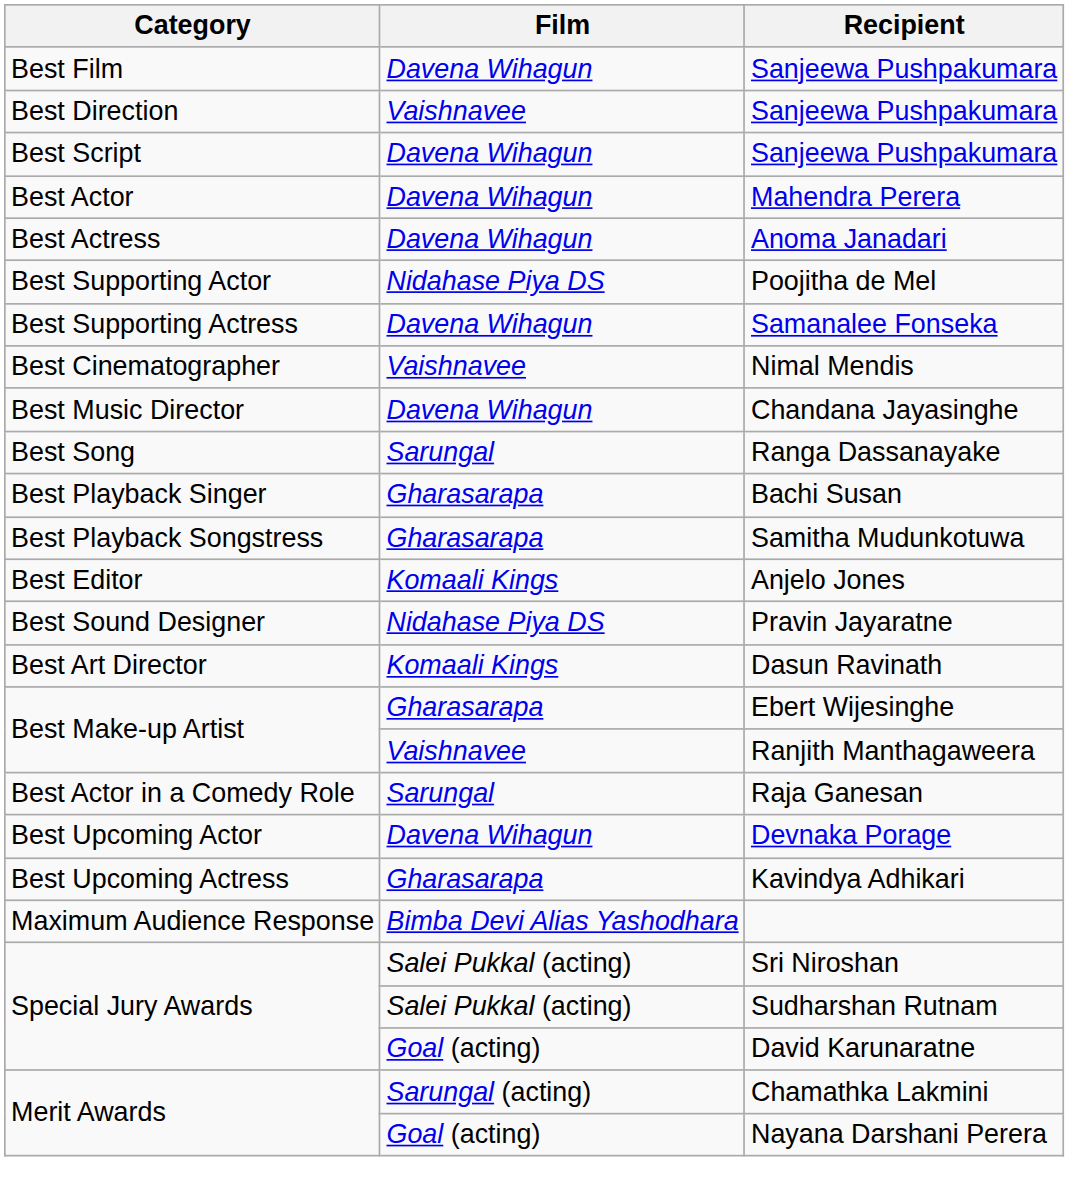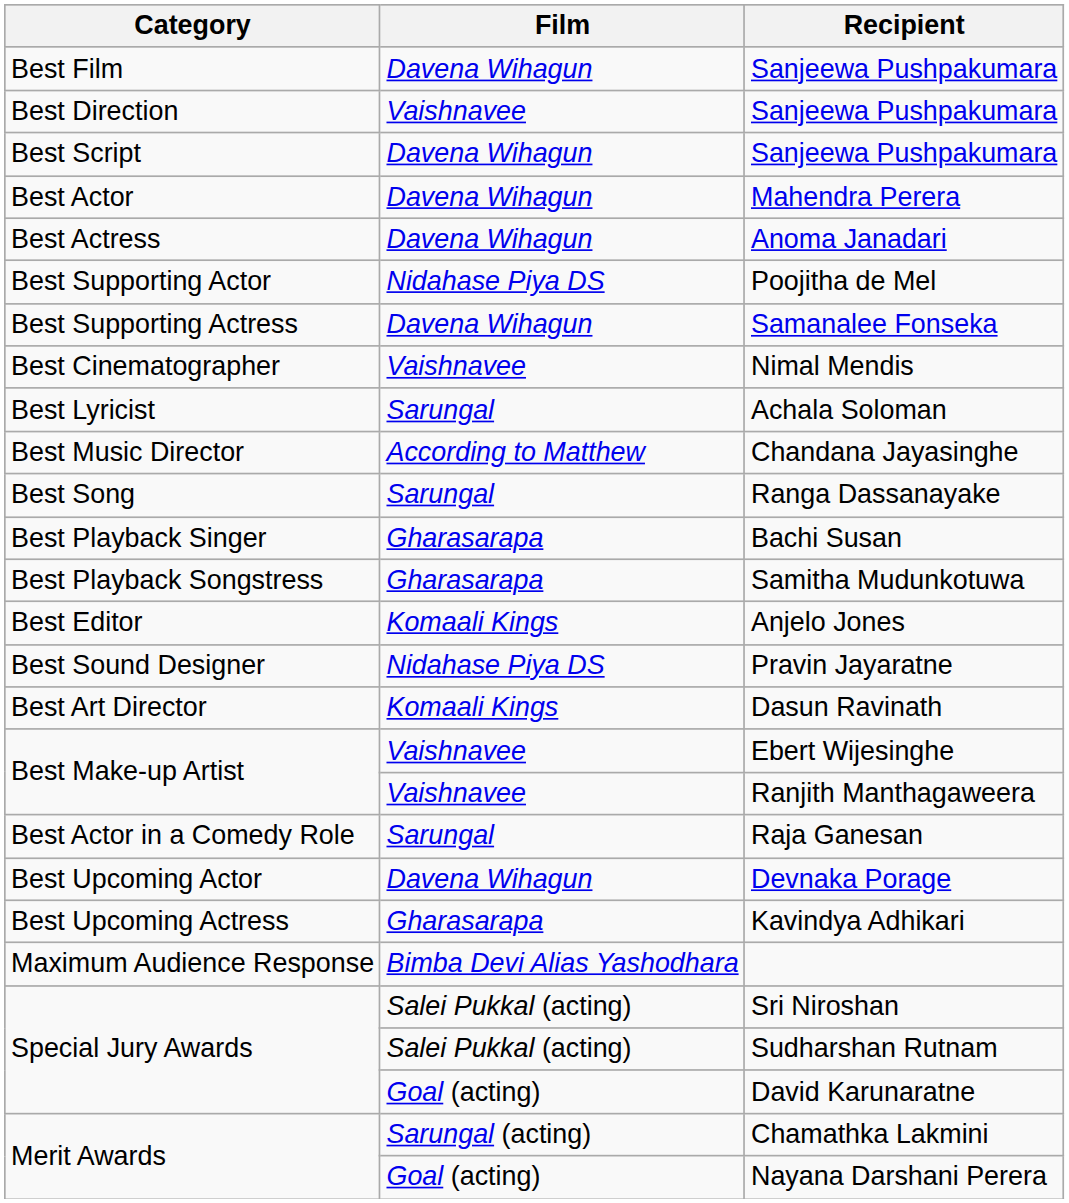+ row: (83, 409)
(489, 409) Davena Wihagun -> (516, 452) According to Matthew
(465, 707) Gharasarapa -> (456, 750) Vaishnavee
